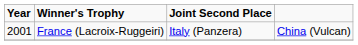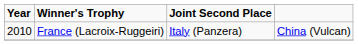(19, 31) 2001 -> (19, 31) 2010
